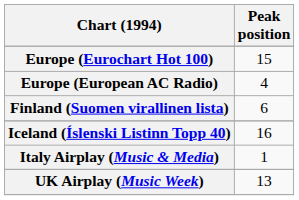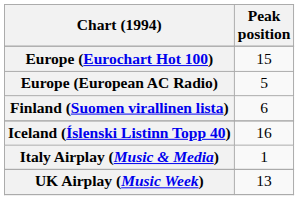(264, 83) 4 -> (264, 83) 5
